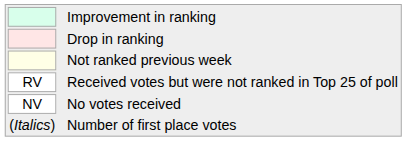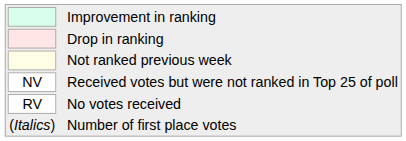(32, 82) RV -> (32, 82) NV
(32, 104) NV -> (32, 104) RV
